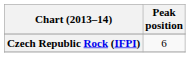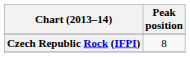(164, 43) 6 -> (164, 43) 8
